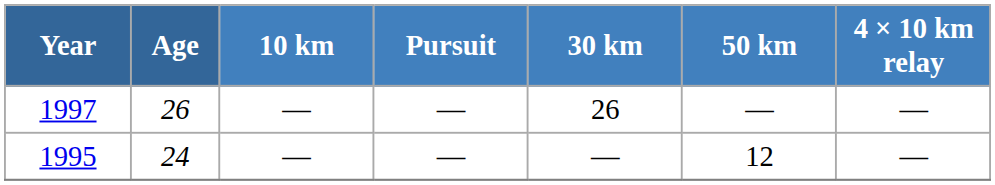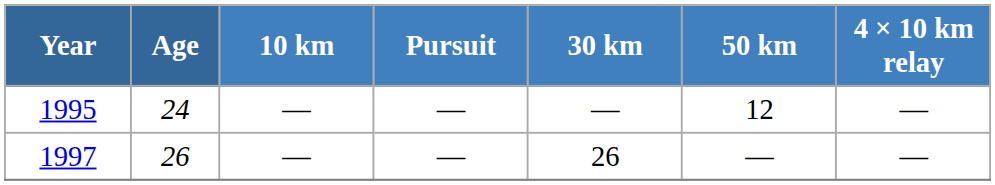rows swapped: (68, 156) <-> (68, 109)
